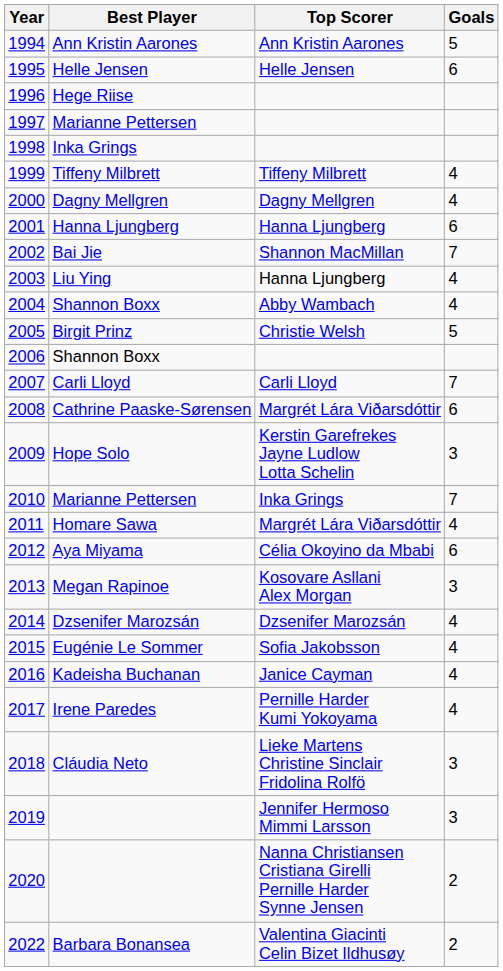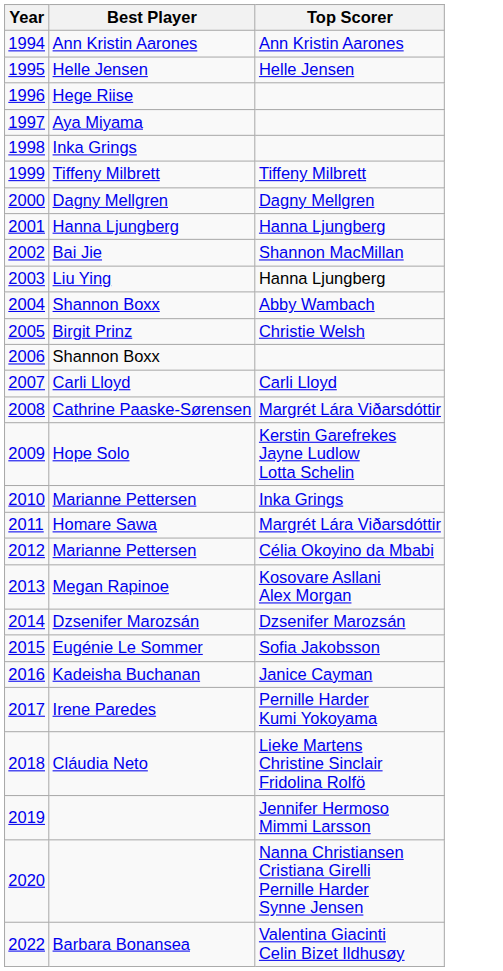- column: (471, 17)
(124, 122) Marianne Pettersen -> (98, 122) Aya Miyama
(98, 551) Aya Miyama -> (124, 551) Marianne Pettersen
